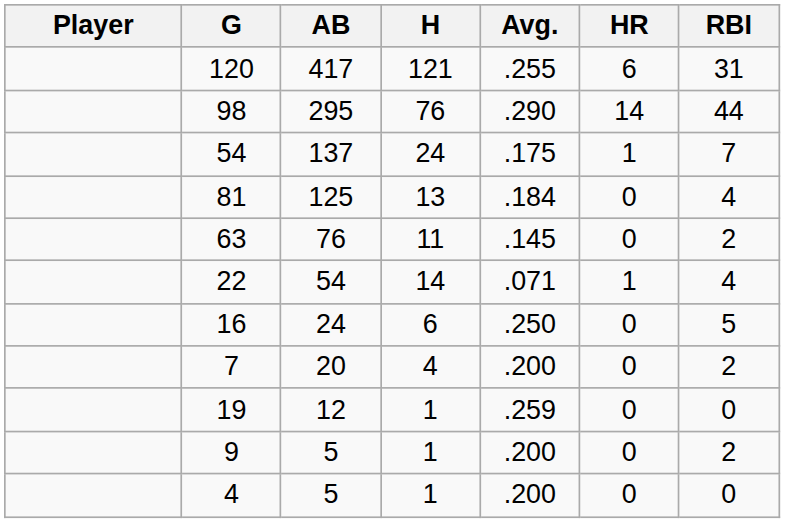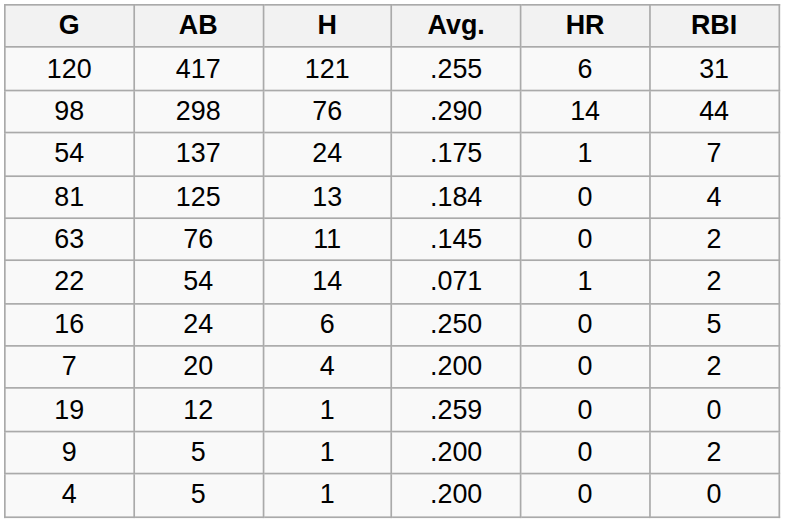- column: (93, 25)
(331, 111) 295 -> (198, 111) 298
(729, 281) 4 -> (714, 281) 2
